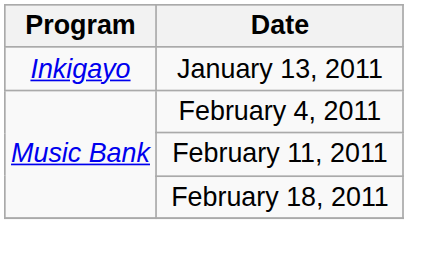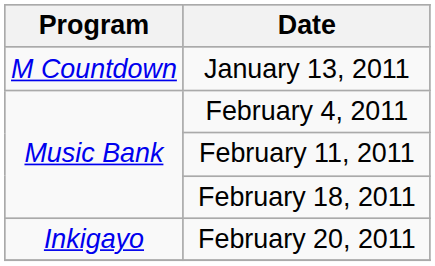(80, 68) Inkigayo -> (94, 68) M Countdown
+ row: (307, 238)
